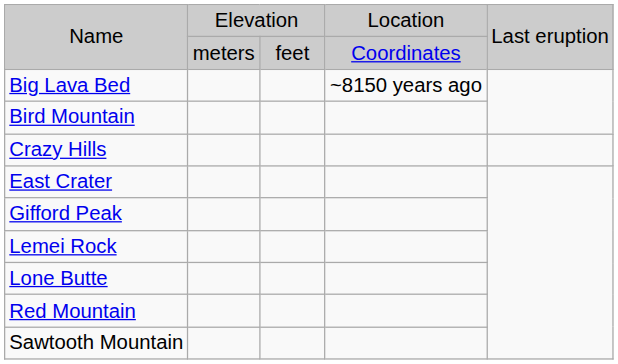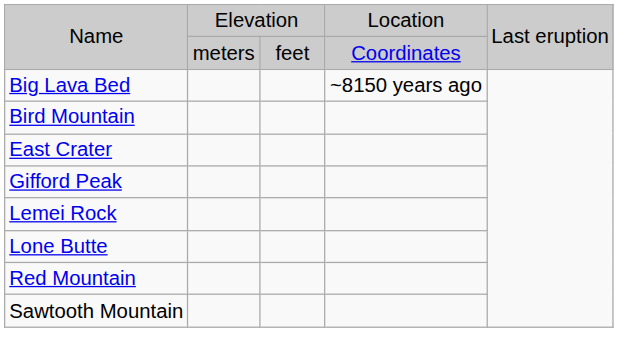- row: (58, 149)
